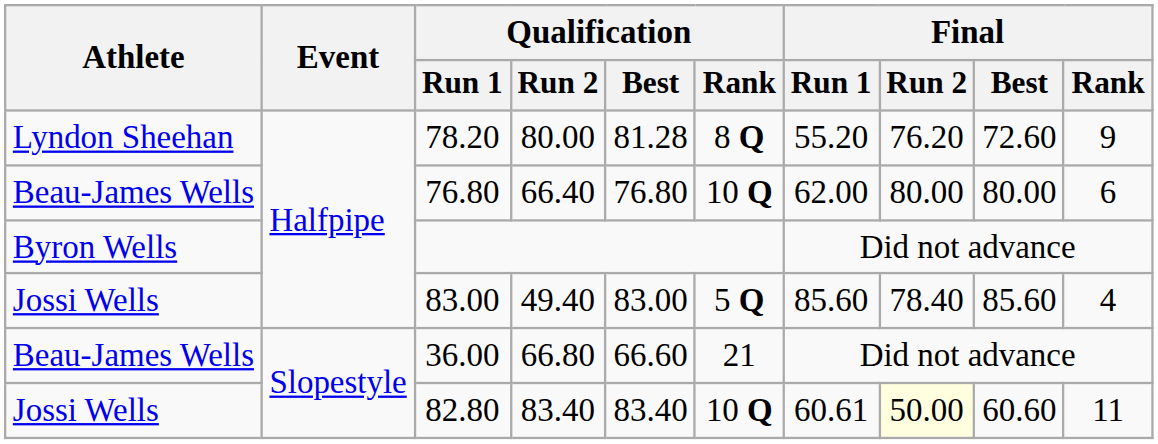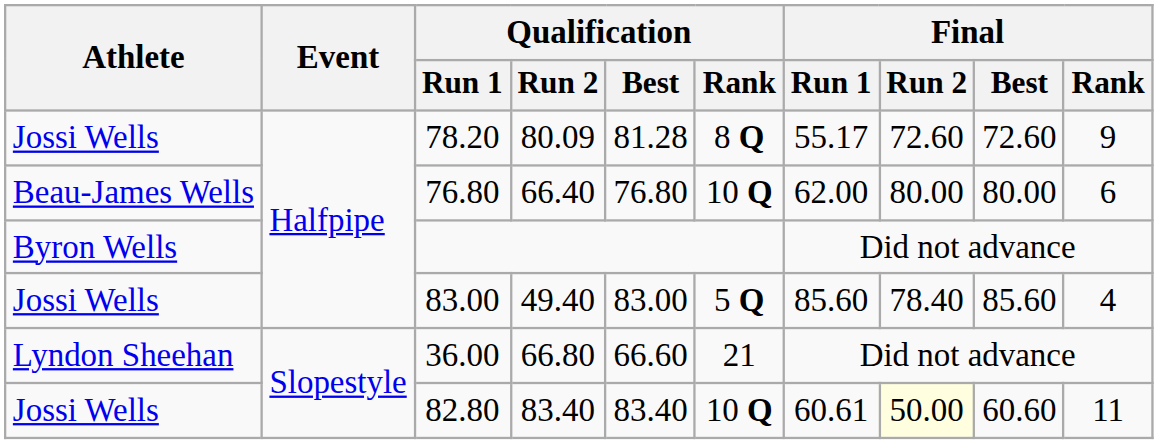(123, 137) Lyndon Sheehan -> (86, 137) Jossi Wells
(558, 137) 80.00 -> (558, 137) 80.09
(831, 137) 55.20 -> (831, 137) 55.17
(927, 137) 76.20 -> (927, 137) 72.60
(133, 355) Beau-James Wells -> (123, 355) Lyndon Sheehan
